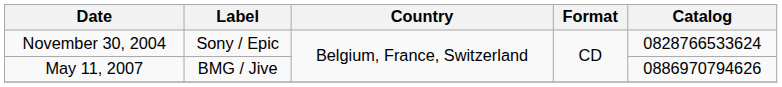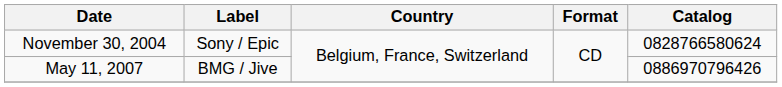(702, 43) 0828766533624 -> (702, 43) 0828766580624
(702, 69) 0886970794626 -> (702, 69) 0886970796426
